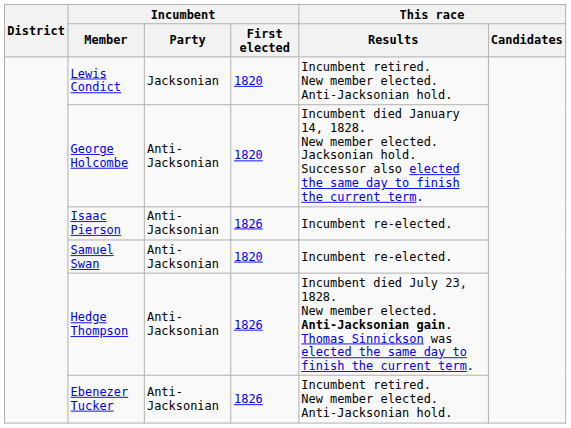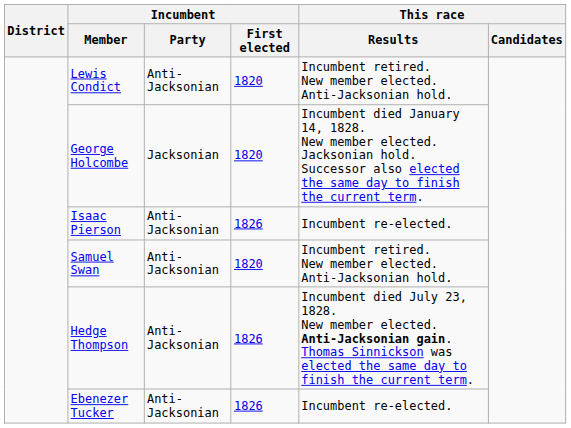(183, 81) Jacksonian -> (183, 81) Anti-Jacksonian
(183, 155) Anti-Jacksonian -> (183, 155) Jacksonian
(377, 257) Incumbent re-elected. -> (377, 263) Incumbent retired. New member elected. Anti-Jacksonian hold.
(377, 399) Incumbent retired. New member elected. Anti-Jacksonian hold. -> (377, 406) Incumbent re-elected.
